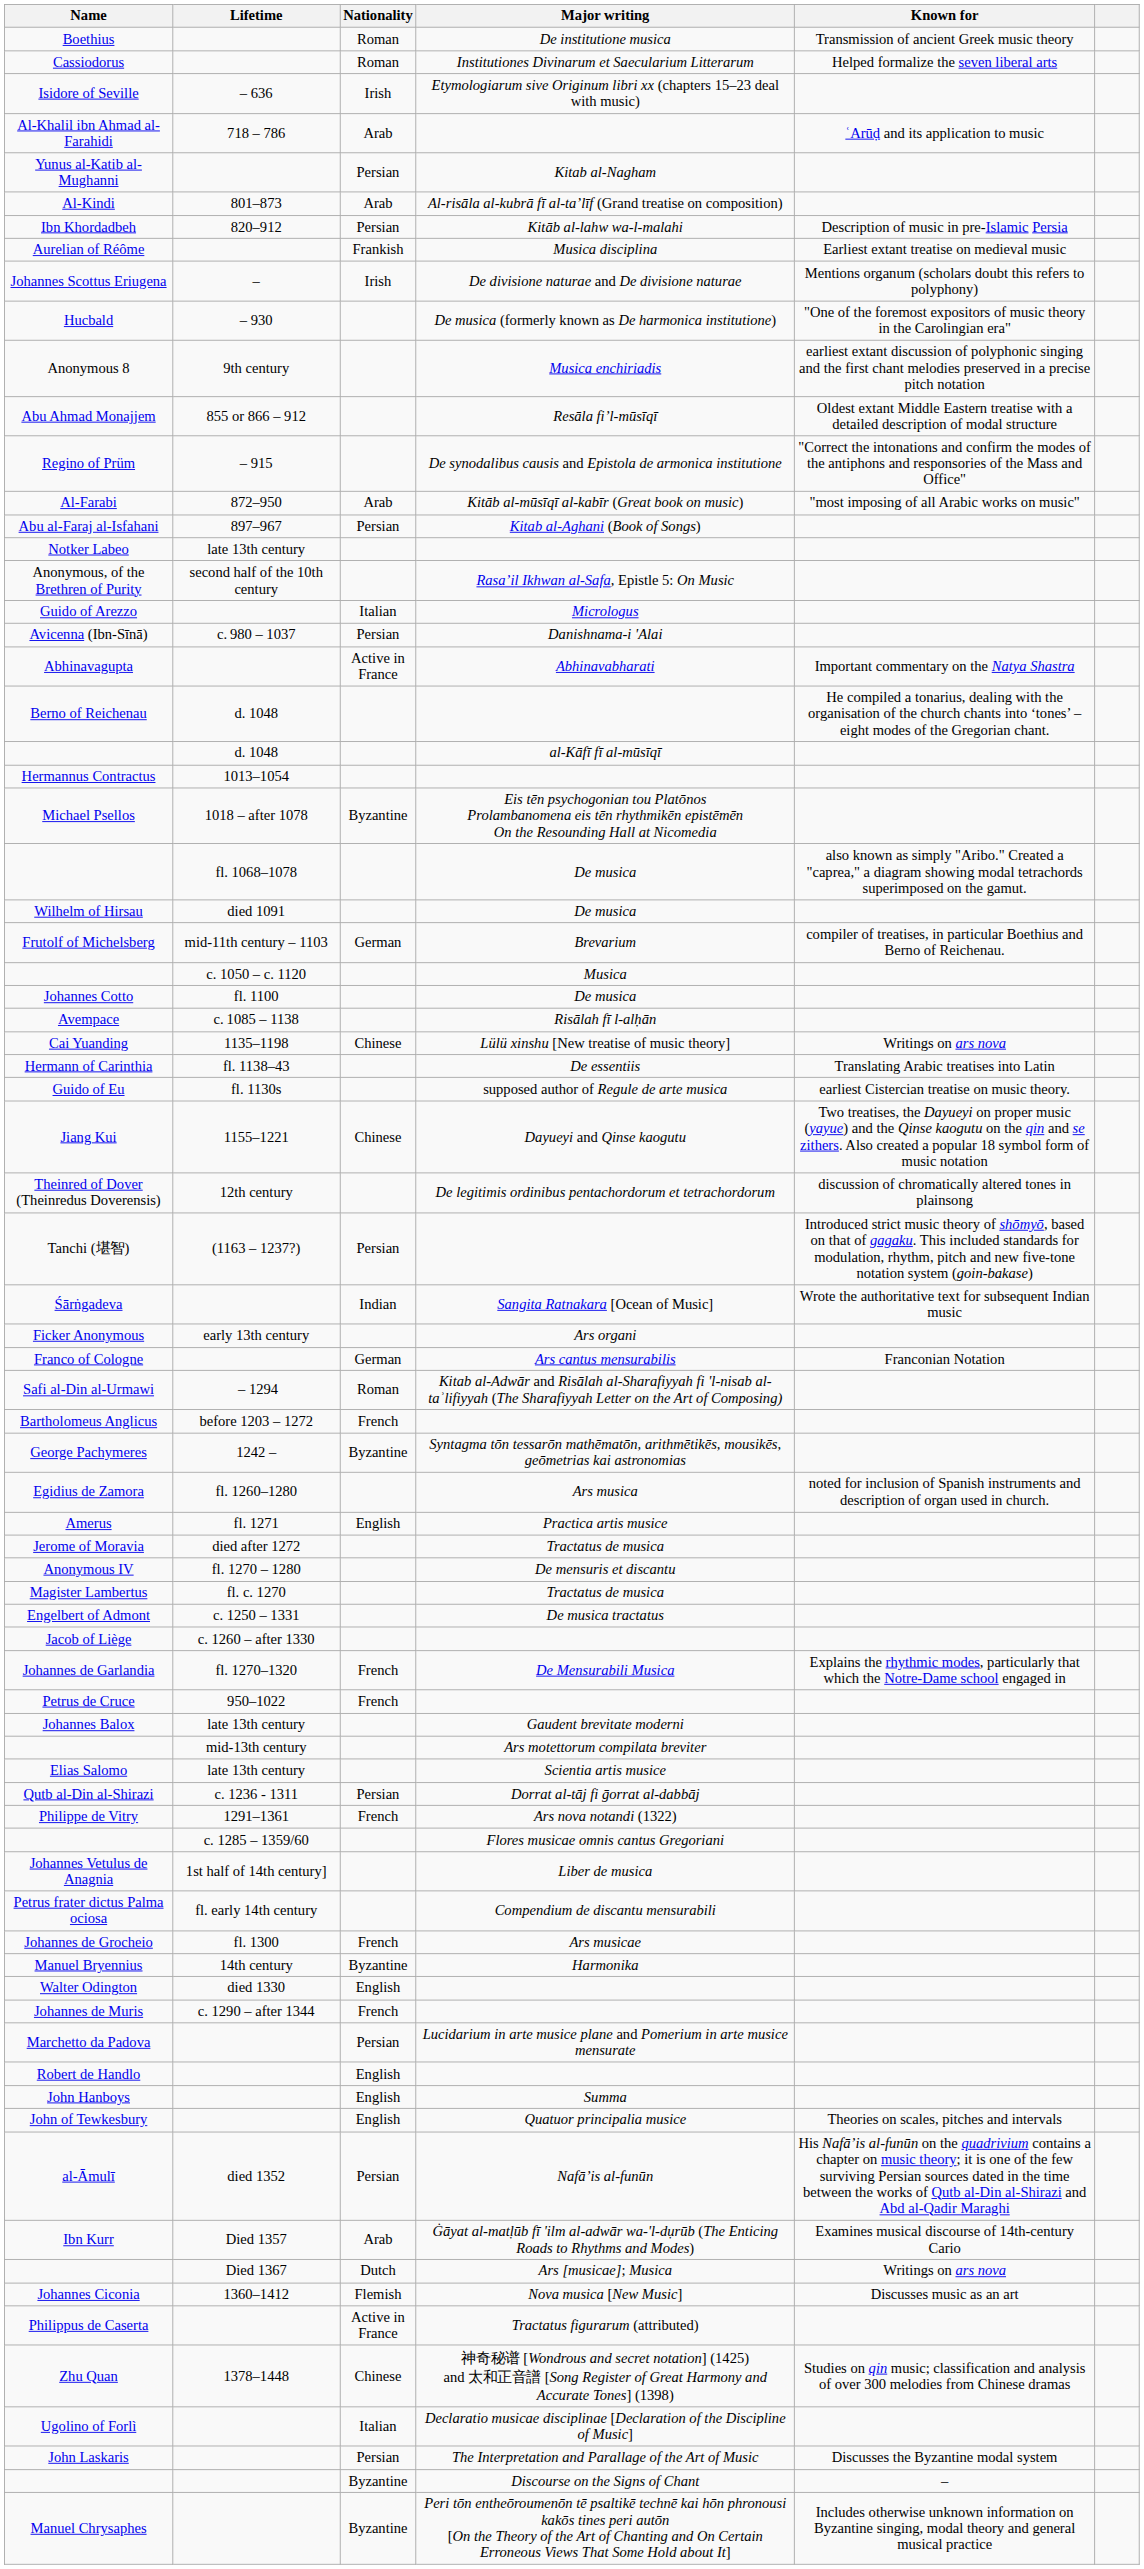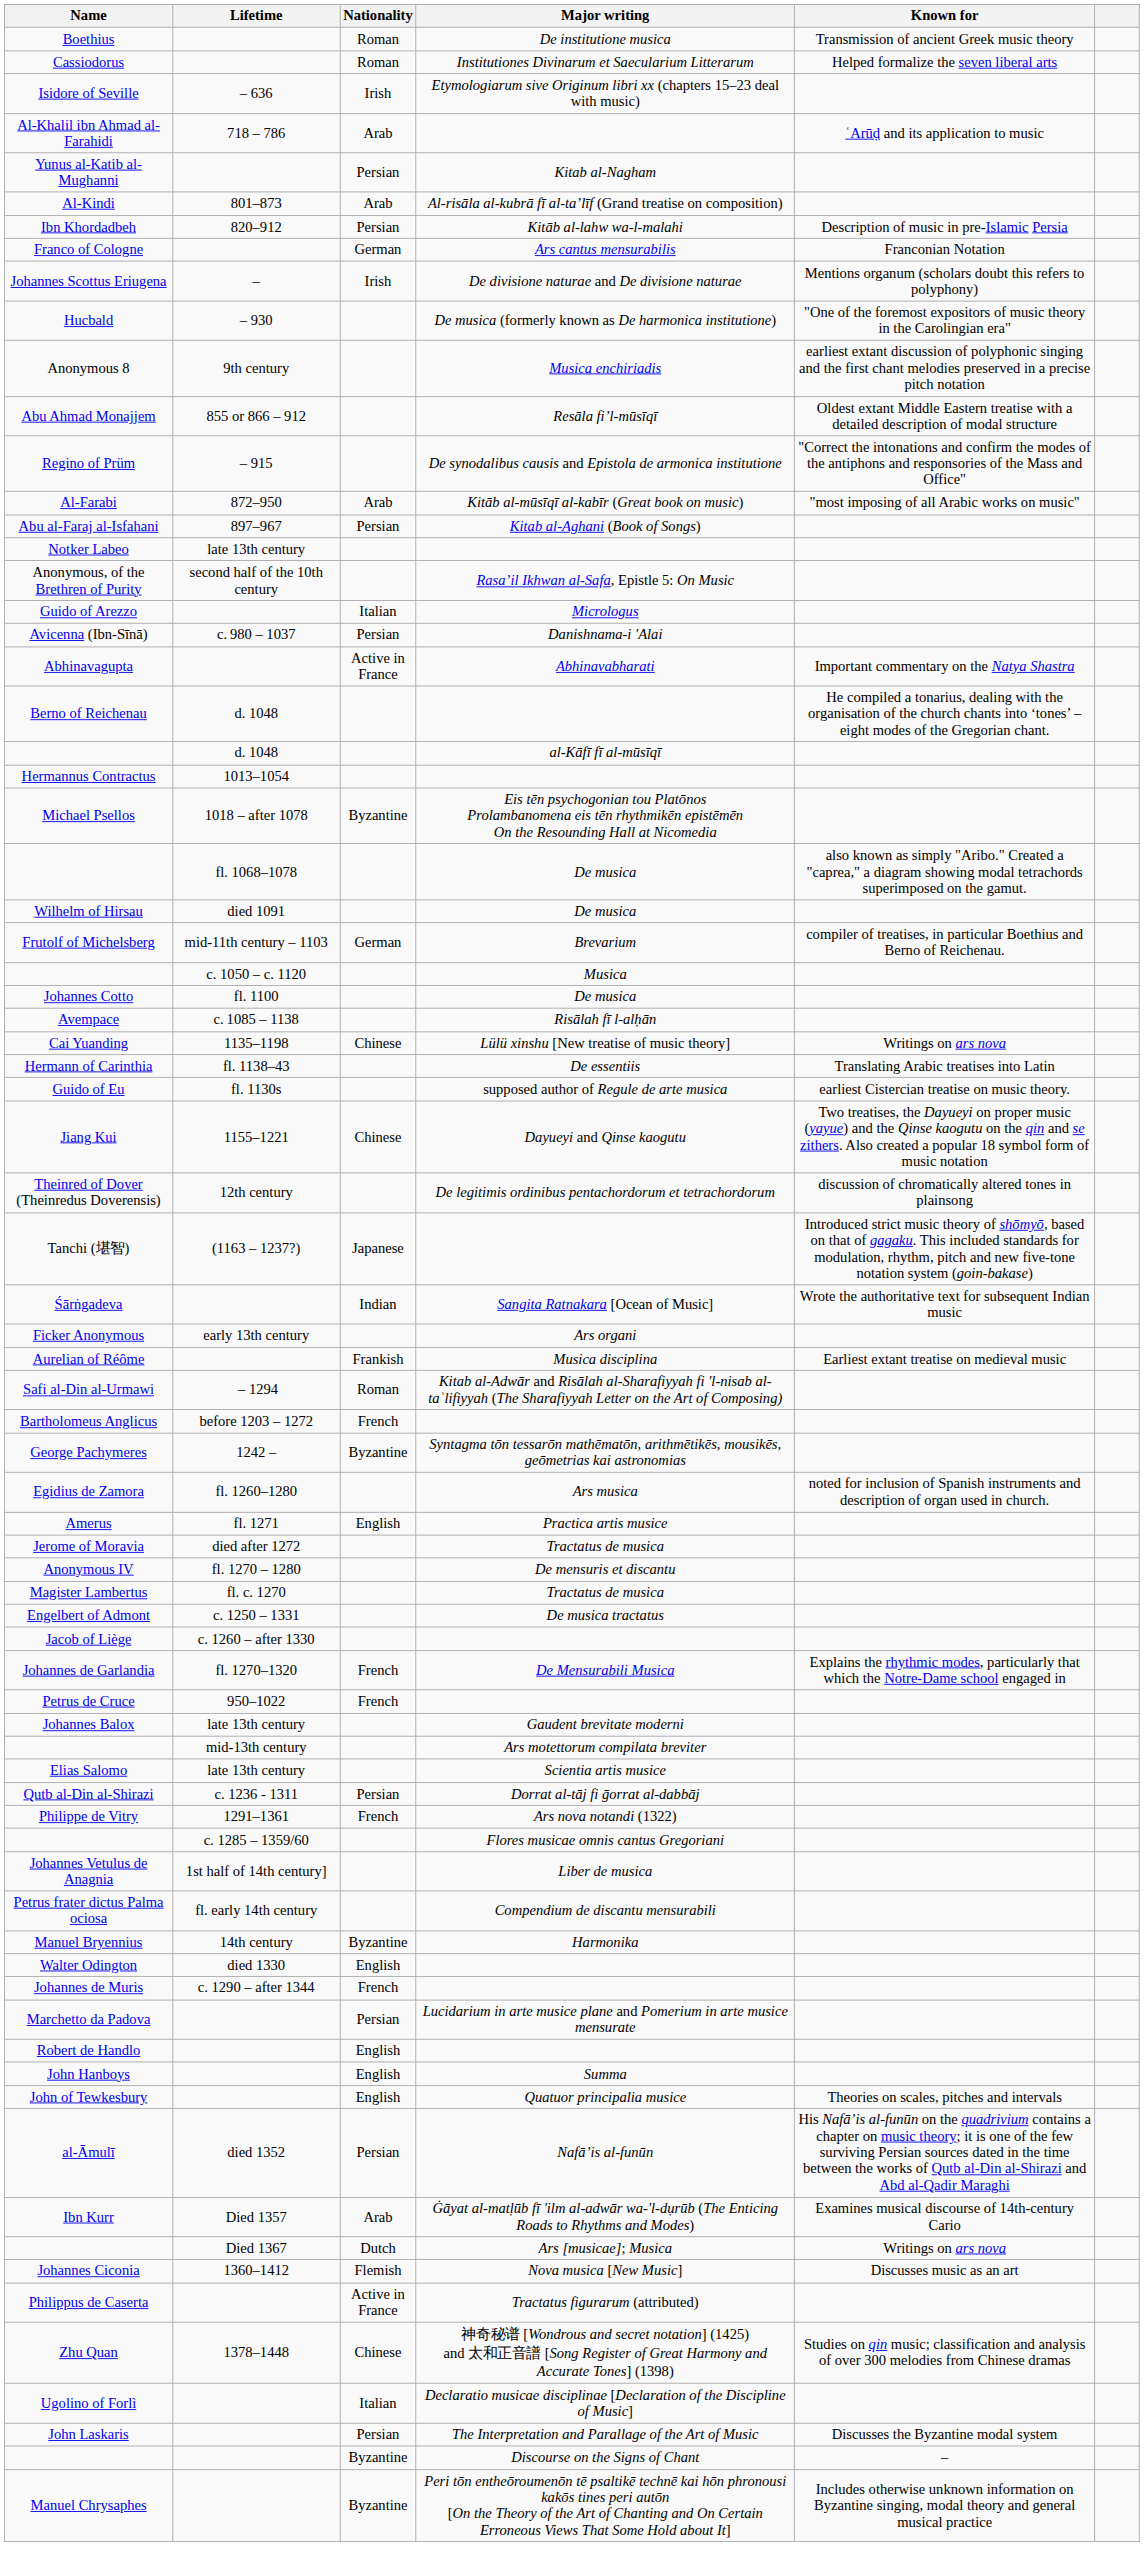rows swapped: (89, 249) <-> (89, 1358)
(378, 1248) Persian -> (378, 1248) Japanese
- row: (89, 1942)
